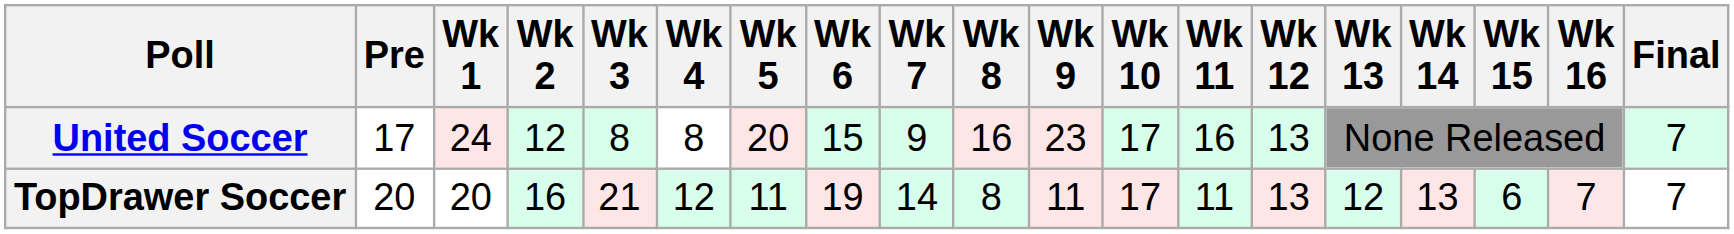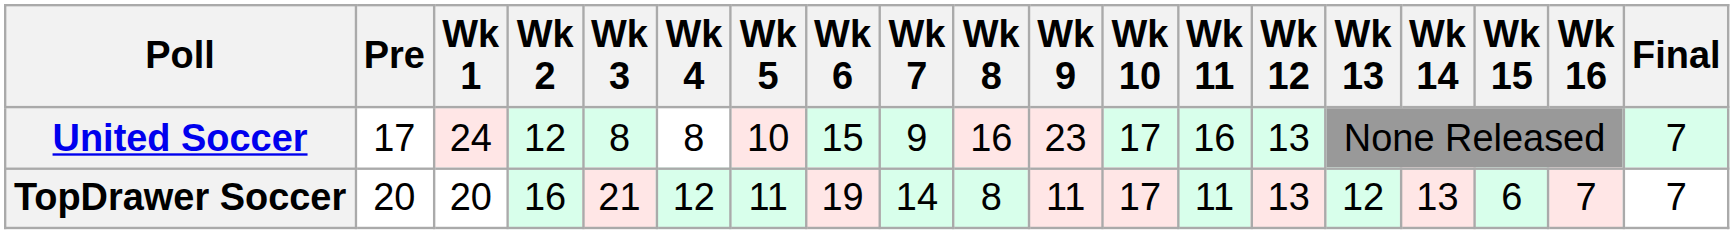(768, 137) 20 -> (768, 137) 10
